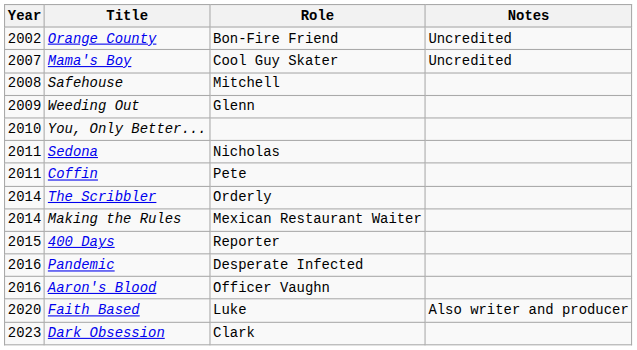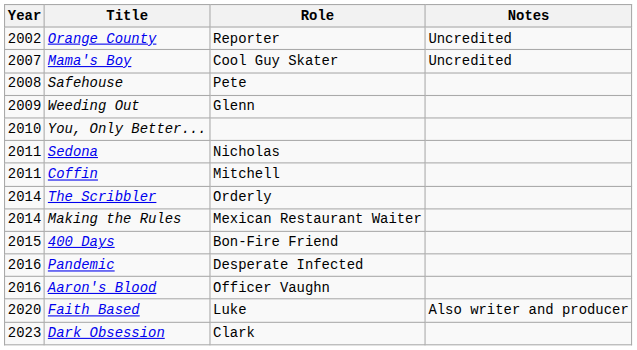(276, 39) Bon-Fire Friend -> (246, 39) Reporter
(246, 84) Mitchell -> (230, 84) Pete
(230, 175) Pete -> (246, 175) Mitchell
(246, 243) Reporter -> (276, 243) Bon-Fire Friend
